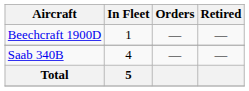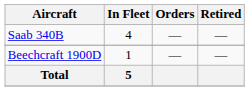rows swapped: (36, 55) <-> (55, 34)
